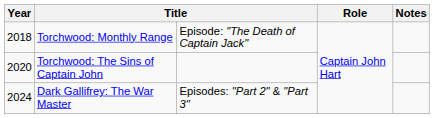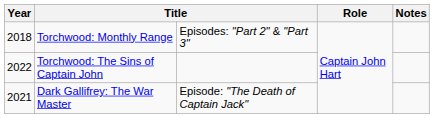(237, 37) Episode: "The Death of Captain Jack" -> (244, 37) Episodes: "Part 2" & "Part 3"
(19, 67) 2020 -> (19, 67) 2022
(19, 98) 2024 -> (19, 98) 2021
(244, 98) Episodes: "Part 2" & "Part 3" -> (237, 98) Episode: "The Death of Captain Jack"
